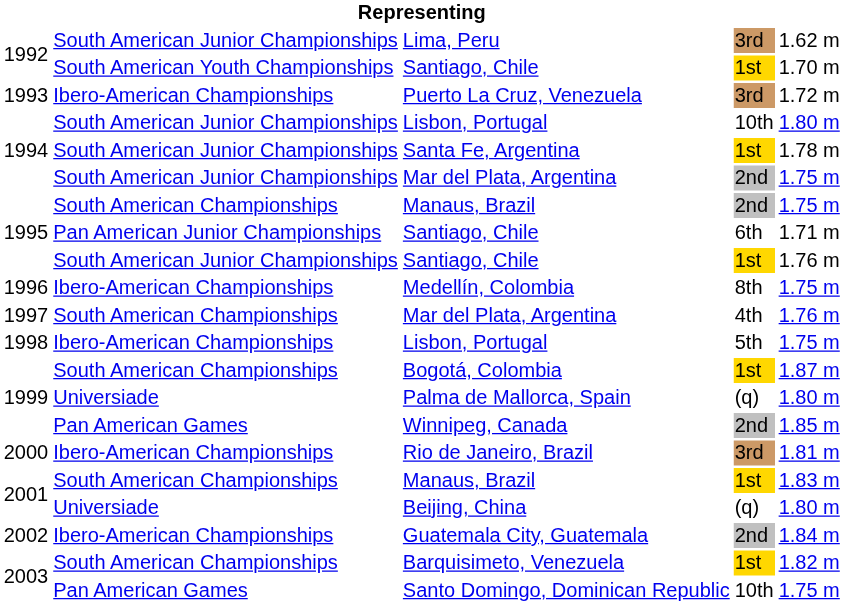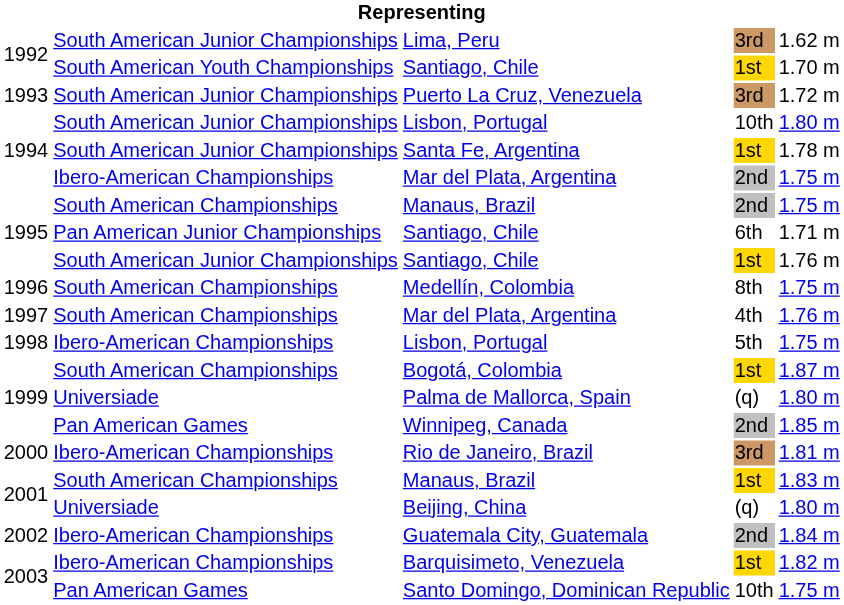(193, 95) Ibero-American Championships -> (226, 95) South American Junior Championships
(226, 177) South American Junior Championships -> (193, 177) Ibero-American Championships
(193, 287) Ibero-American Championships -> (196, 287) South American Championships
(196, 562) South American Championships -> (193, 562) Ibero-American Championships
